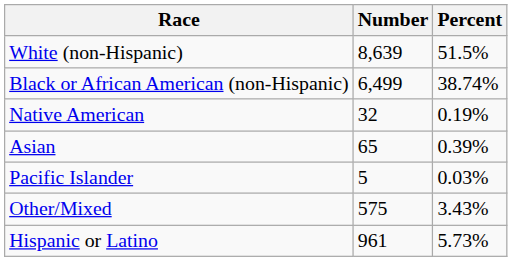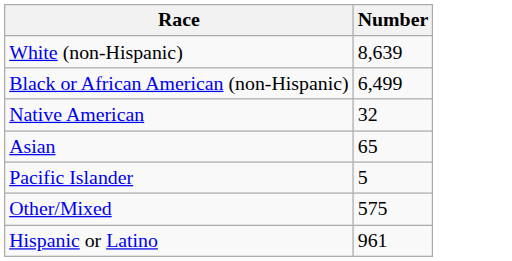- column: (470, 20)
